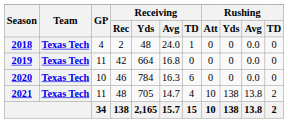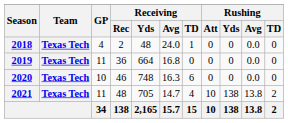(121, 61) 42 -> (121, 61) 36
(146, 77) 784 -> (146, 77) 748
